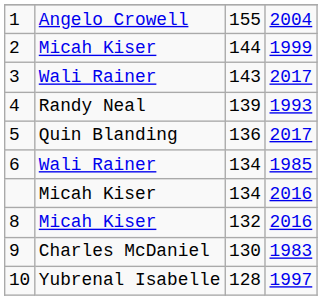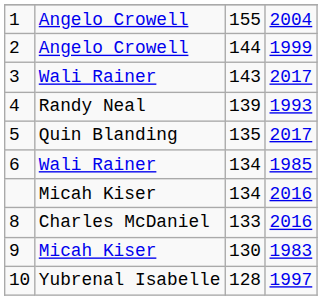(98, 48) Micah Kiser -> (114, 48) Angelo Crowell
(245, 135) 136 -> (245, 135) 135
(98, 222) Micah Kiser -> (124, 222) Charles McDaniel
(245, 222) 132 -> (245, 222) 133
(124, 251) Charles McDaniel -> (98, 251) Micah Kiser
